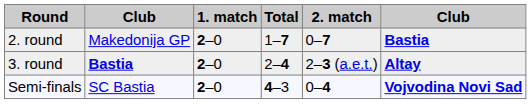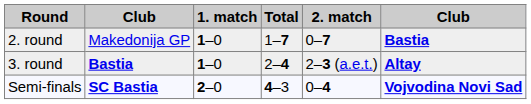(209, 40) 2–0 -> (209, 40) 1–0
(209, 63) 2–0 -> (209, 63) 1–0
(121, 87) normal -> (123, 87) bold
